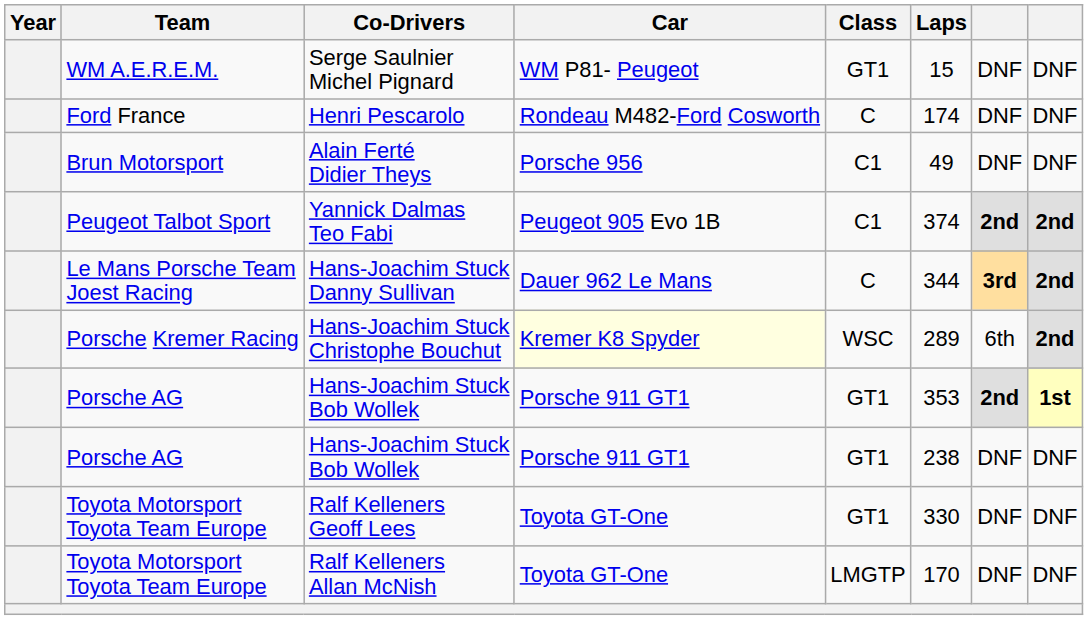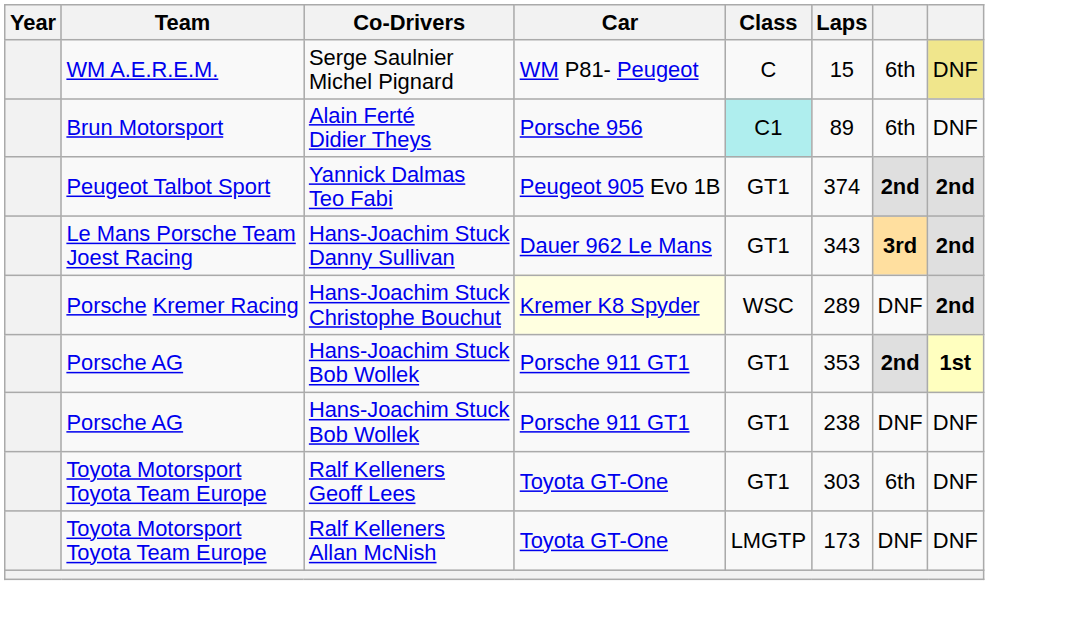(868, 69) GT1 -> (768, 69) C
(1000, 69) DNF -> (900, 69) 6th
(1055, 69) no background -> (955, 69) khaki background
- row: (126, 116)
(868, 163) no background -> (768, 128) paleturquoise background
(941, 163) 49 -> (842, 128) 89
(1000, 163) DNF -> (900, 128) 6th
(868, 222) C1 -> (768, 187) GT1
(868, 280) C -> (768, 246) GT1
(941, 280) 344 -> (842, 246) 343
(1000, 339) 6th -> (900, 305) DNF
(941, 516) 330 -> (842, 481) 303
(1000, 516) DNF -> (900, 481) 6th
(941, 575) 170 -> (842, 540) 173
